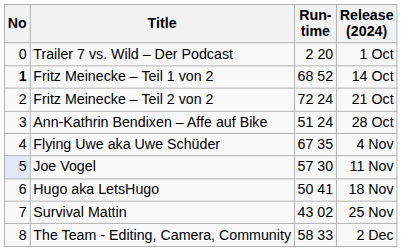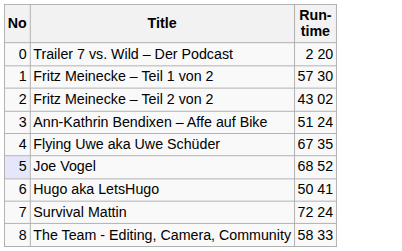- column: (367, 23)
(23, 76) bold -> (23, 76) normal
(315, 76) 68 52 -> (315, 76) 57 30
(315, 99) 72 24 -> (315, 99) 43 02
(315, 167) 57 30 -> (315, 167) 68 52
(315, 212) 43 02 -> (315, 212) 72 24
